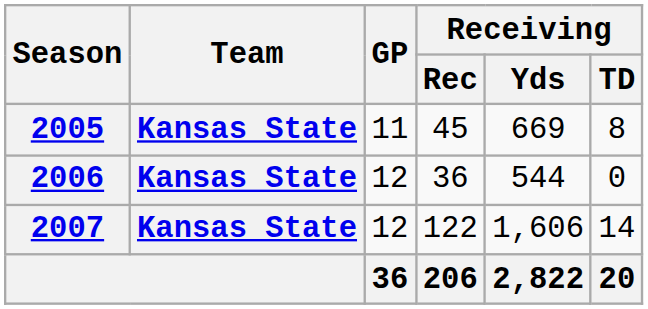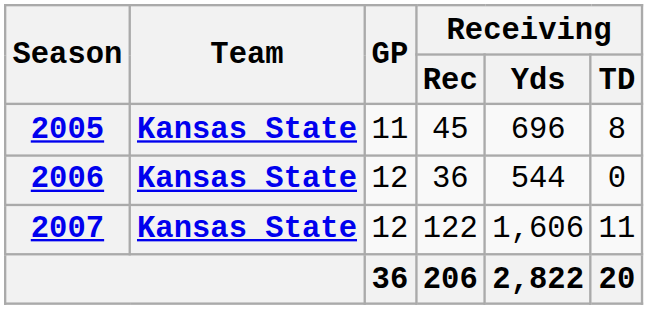(538, 130) 669 -> (538, 130) 696
(617, 229) 14 -> (617, 229) 11
